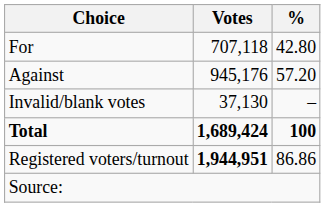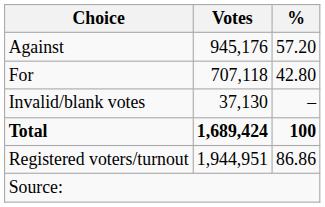rows swapped: (21, 46) <-> (36, 74)
(232, 159) bold -> (232, 159) normal
